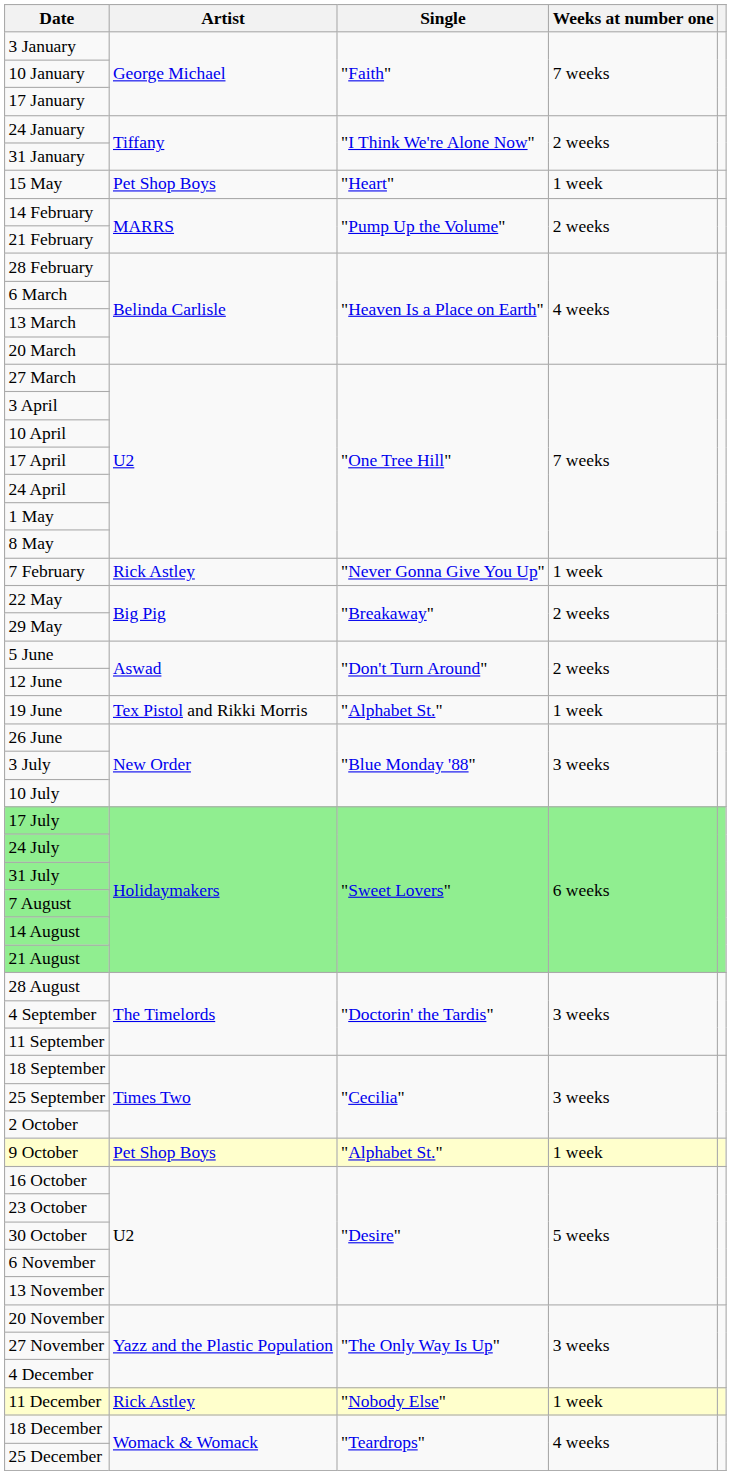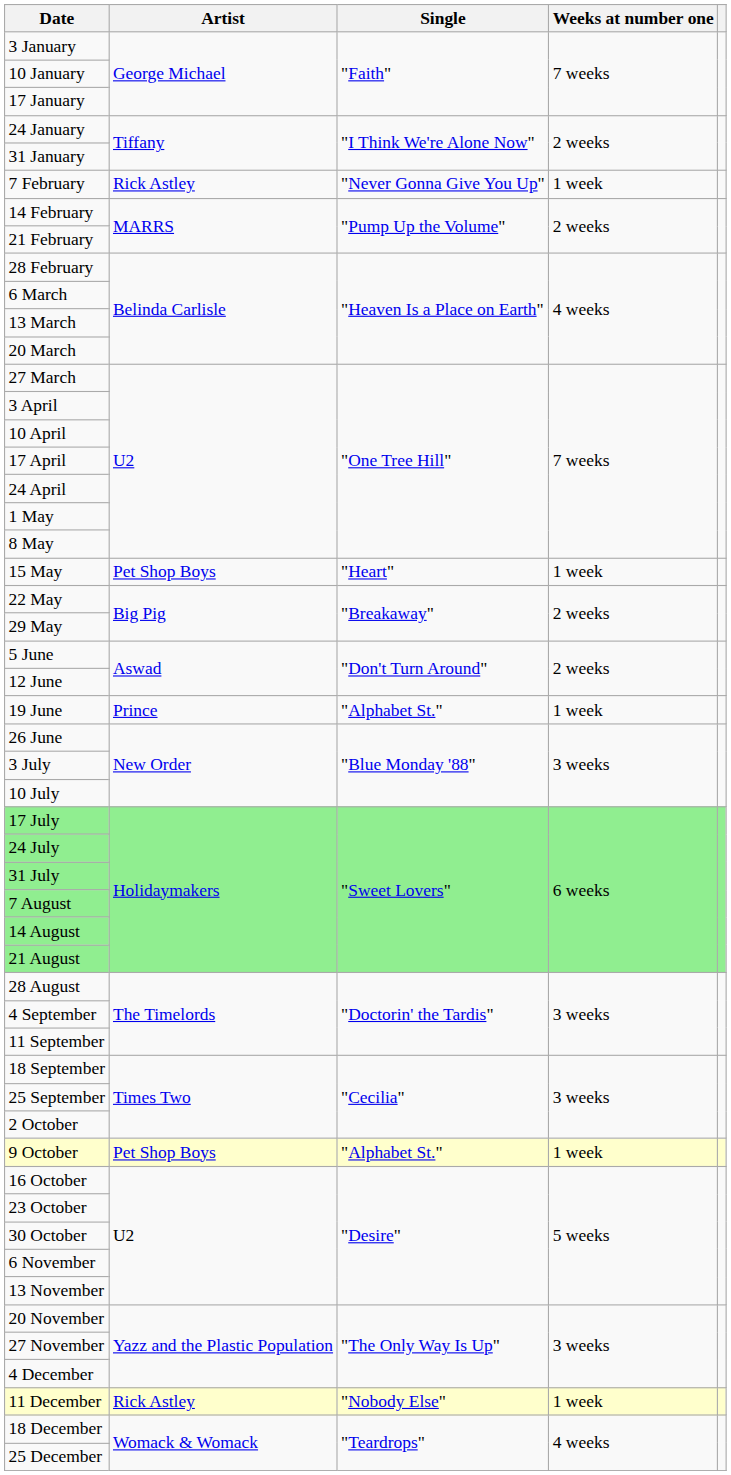rows swapped: (47, 571) <-> (35, 184)
(210, 709) Tex Pistol and Rikki Morris -> (135, 709) Prince
